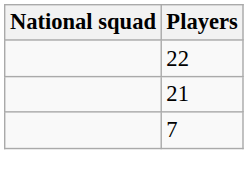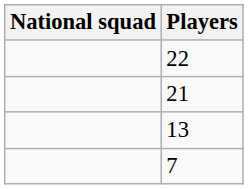+ row: (178, 129)
